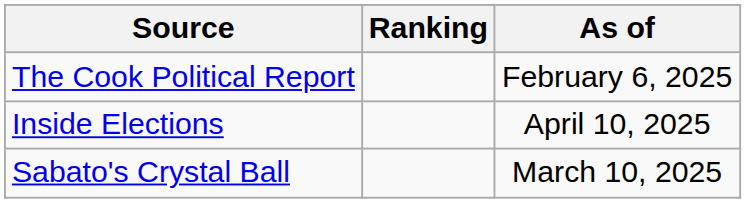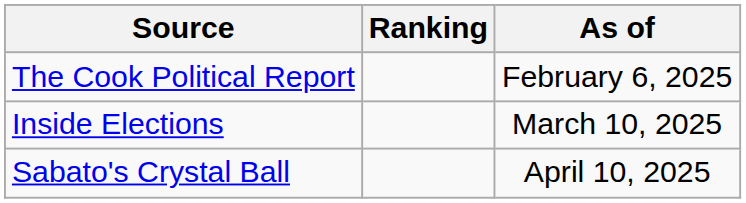(617, 124) April 10, 2025 -> (617, 124) March 10, 2025
(617, 172) March 10, 2025 -> (617, 172) April 10, 2025
